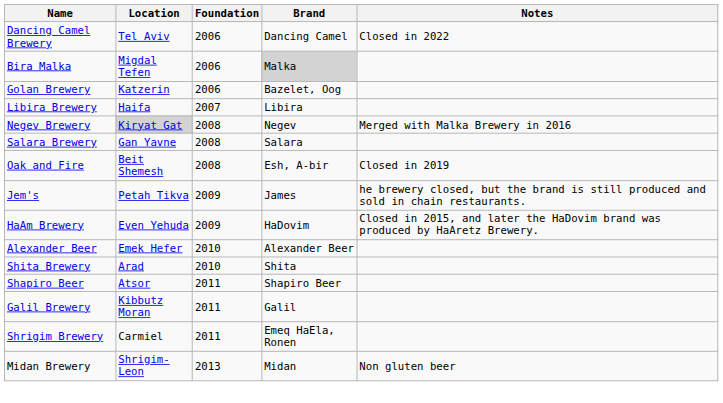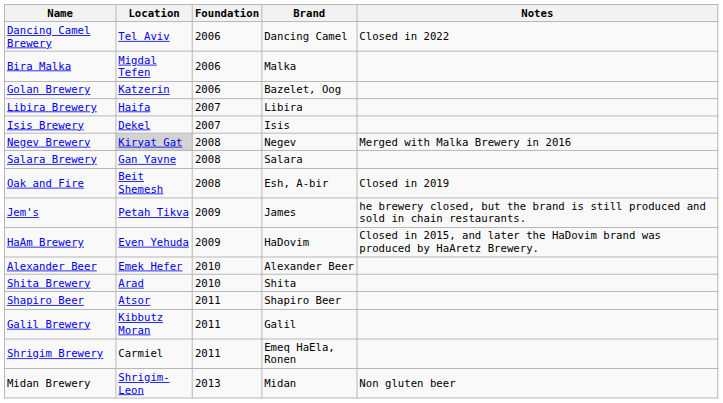(280, 66) lightgrey background -> (280, 66) no background
+ row: (45, 125)
